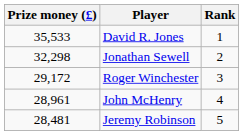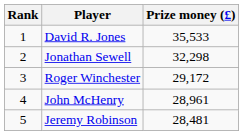columns swapped: (220, 15) <-> (52, 15)
